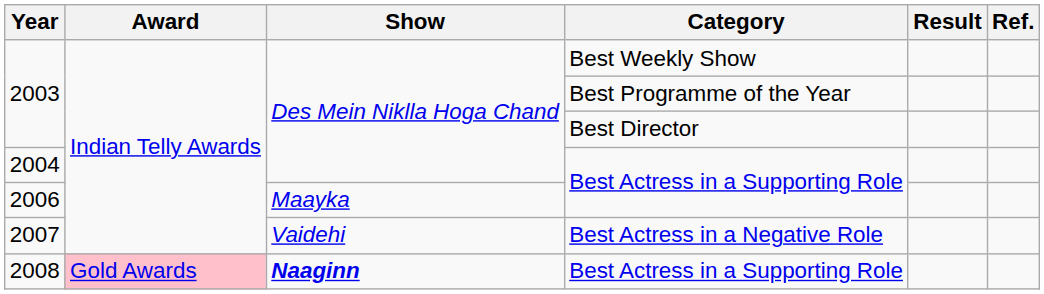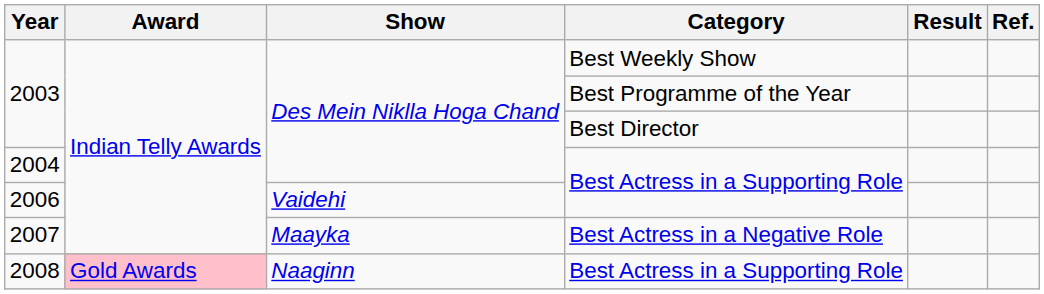(311, 199) Maayka -> (308, 199) Vaidehi
(308, 235) Vaidehi -> (311, 235) Maayka
(315, 270) bold -> (313, 270) normal
